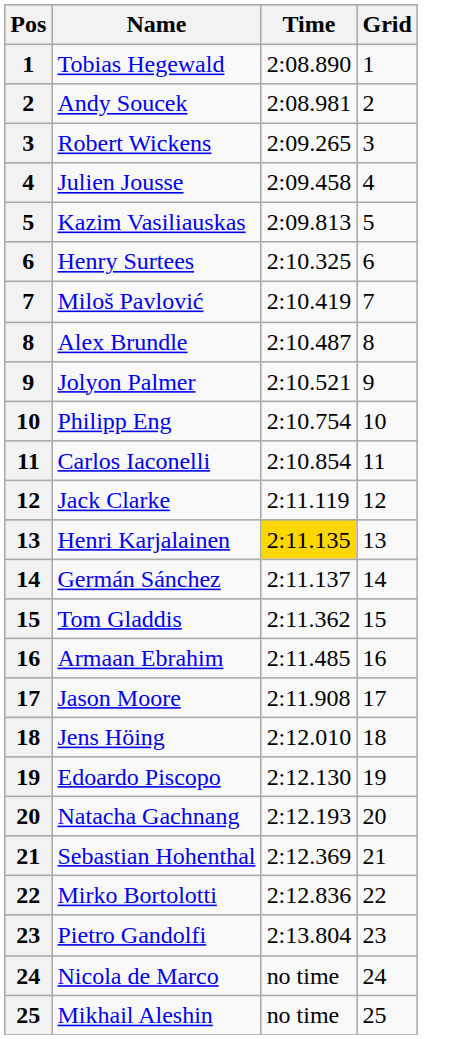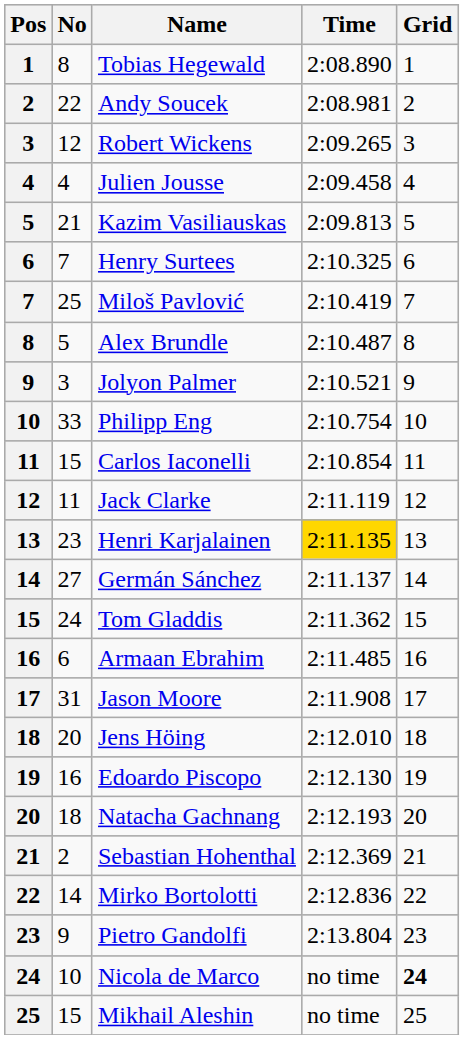+ column: (72, 24)
(374, 974) normal -> (415, 974) bold
